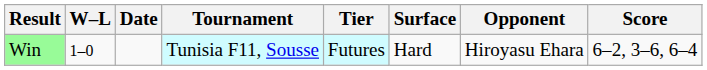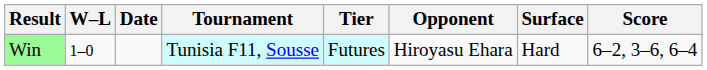columns swapped: (425, 19) <-> (524, 19)
